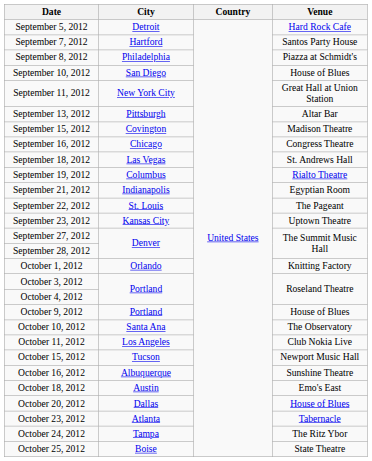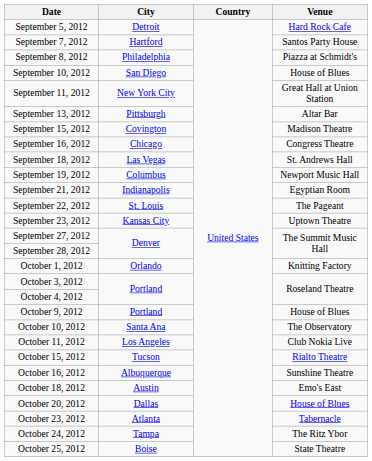(320, 175) Rialto Theatre -> (320, 175) Newport Music Hall
(320, 357) Newport Music Hall -> (320, 357) Rialto Theatre
